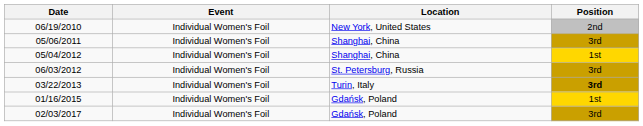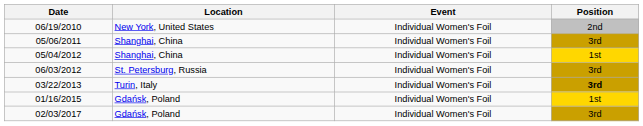columns swapped: (440, 12) <-> (221, 12)
